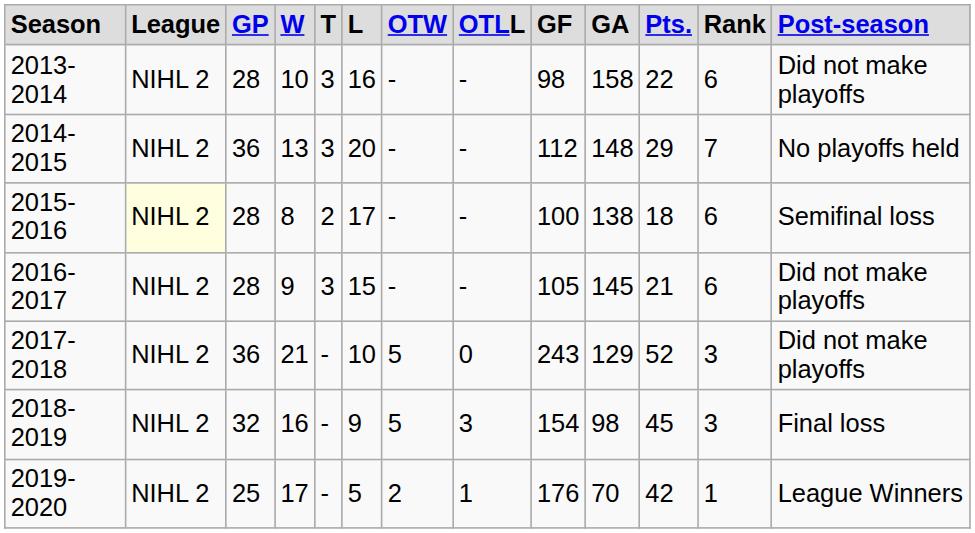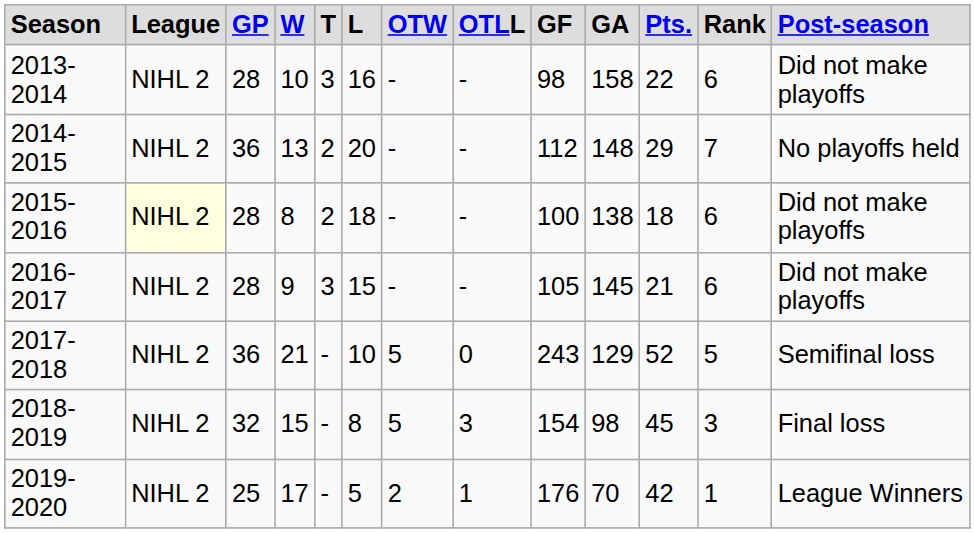(328, 148) 3 -> (328, 148) 2
(362, 217) 17 -> (362, 217) 18
(856, 217) Semifinal loss -> (853, 217) Did not make playoffs
(711, 355) 3 -> (711, 355) 5
(853, 355) Did not make playoffs -> (856, 355) Semifinal loss
(295, 424) 16 -> (295, 424) 15
(355, 424) 9 -> (355, 424) 8
